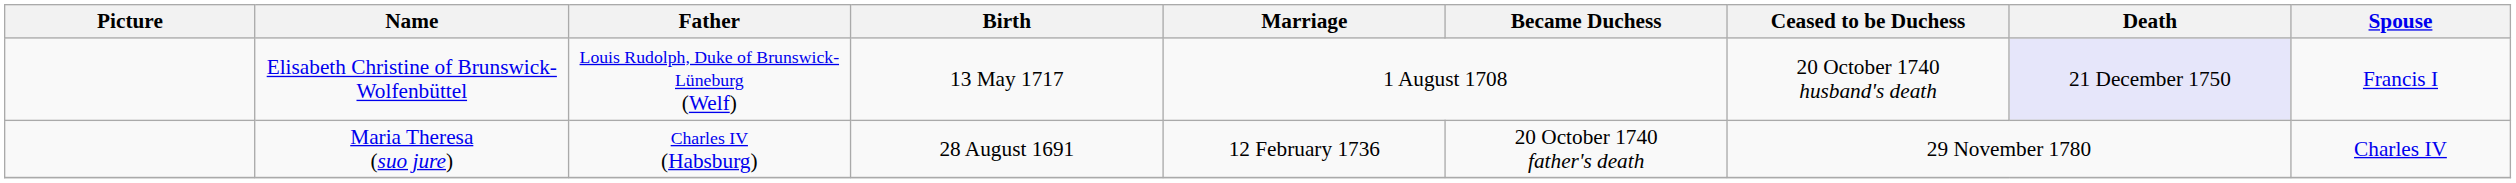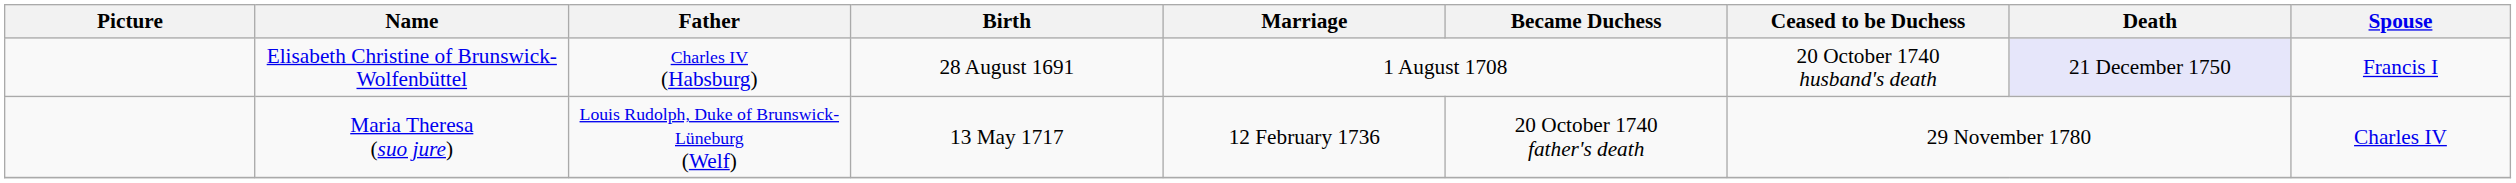(709, 80) Louis Rudolph, Duke of Brunswick-Lüneburg (Welf) -> (709, 68) Charles IV (Habsburg)
(1007, 79) 13 May 1717 -> (1007, 67) 28 August 1691
(709, 150) Charles IV (Habsburg) -> (709, 138) Louis Rudolph, Duke of Brunswick-Lüneburg (Welf)
(1007, 148) 28 August 1691 -> (1007, 136) 13 May 1717
